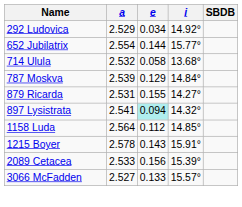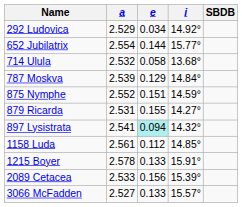+ row: (36, 95)
(122, 128) 2.564 -> (122, 144) 2.561
(153, 144) 0.143 -> (153, 161) 0.133
